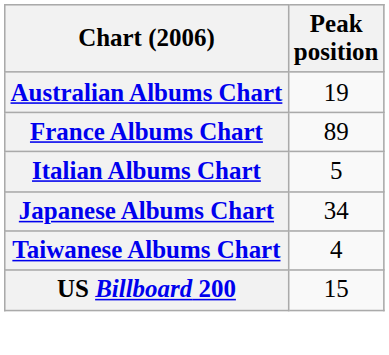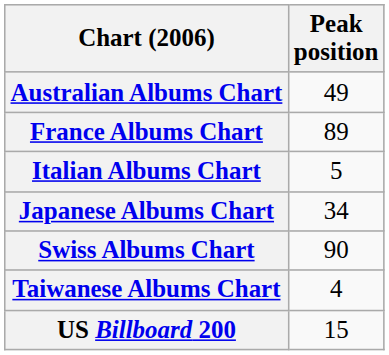(336, 91) 19 -> (336, 91) 49
+ row: (146, 250)
